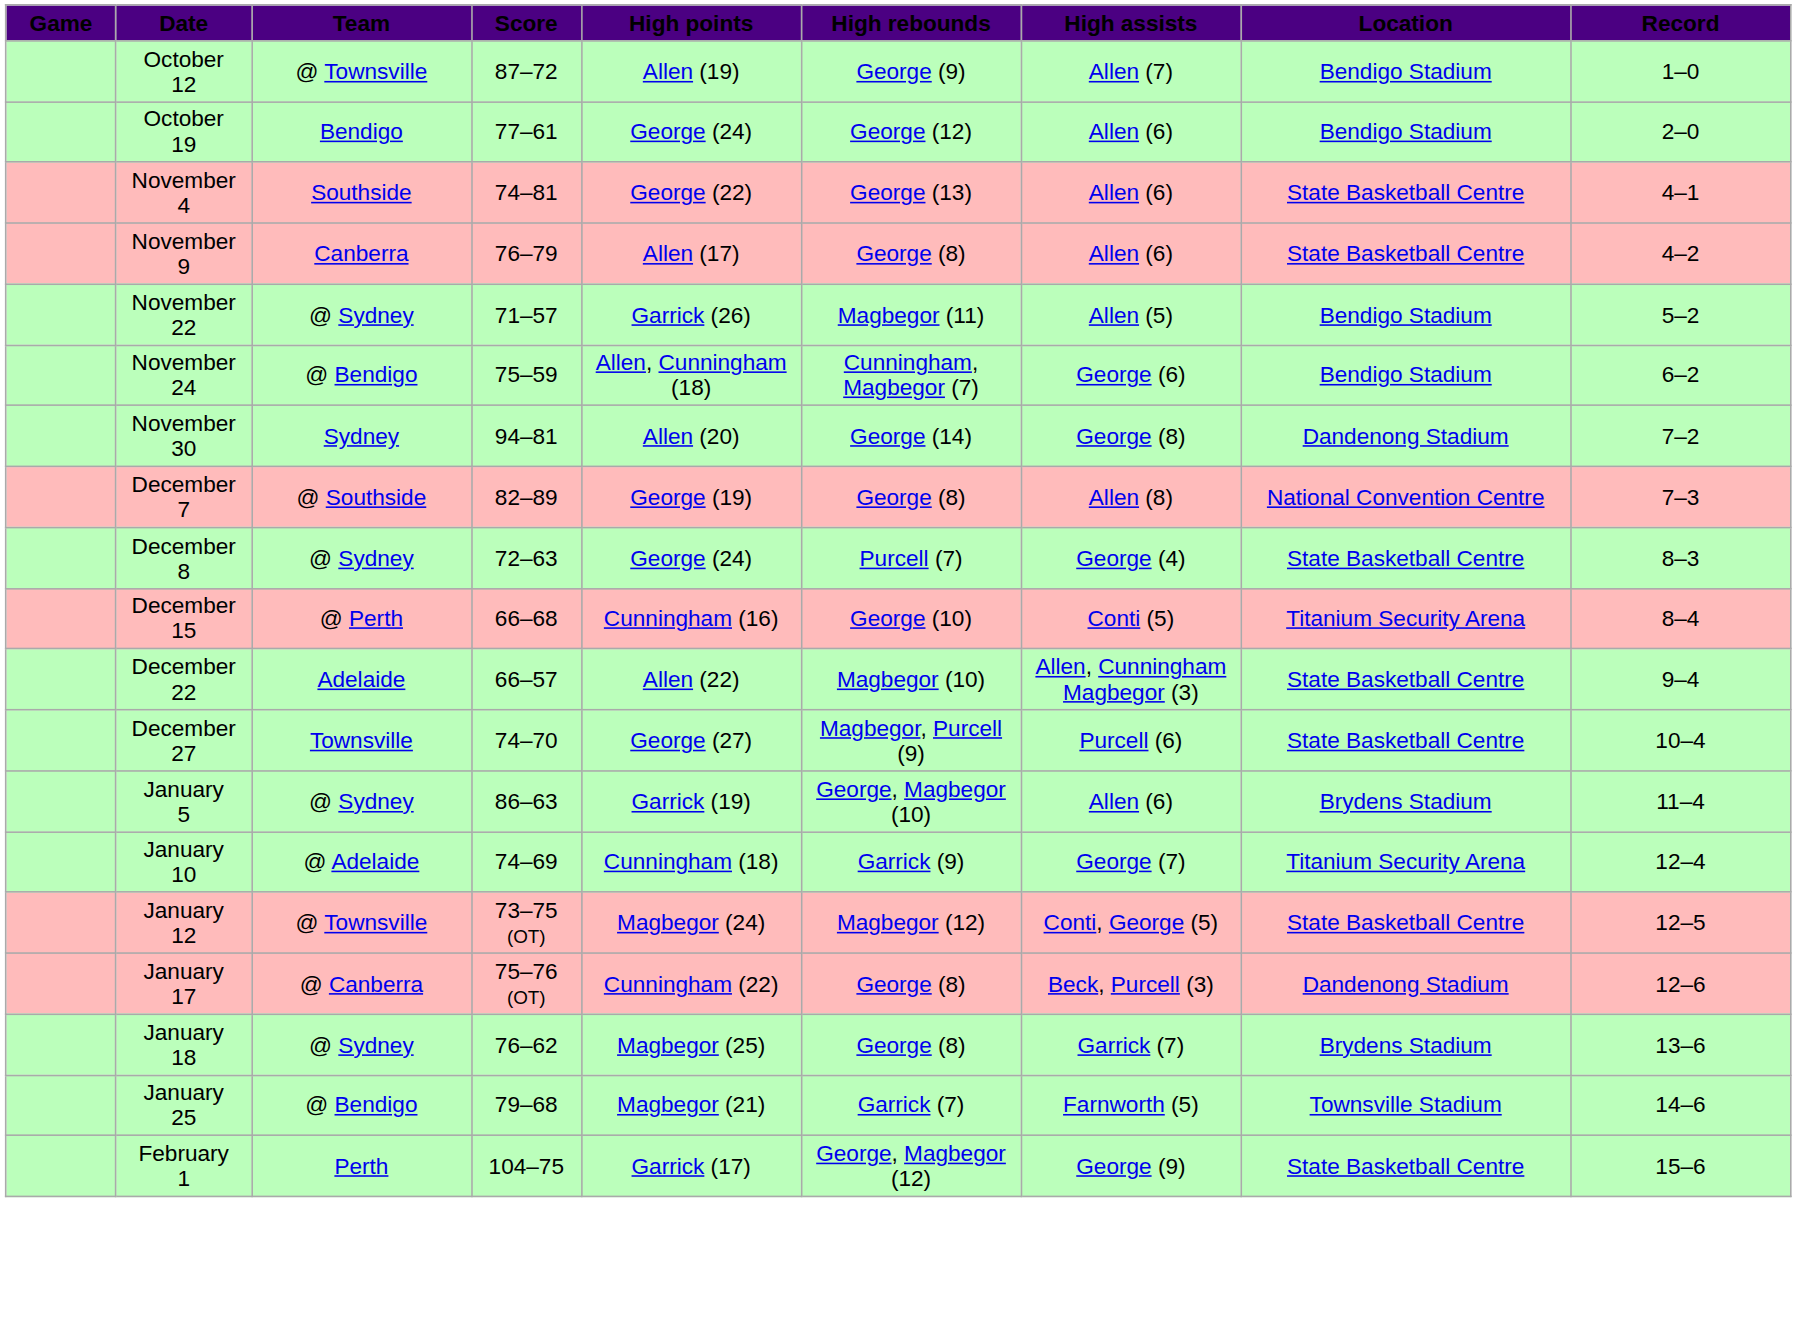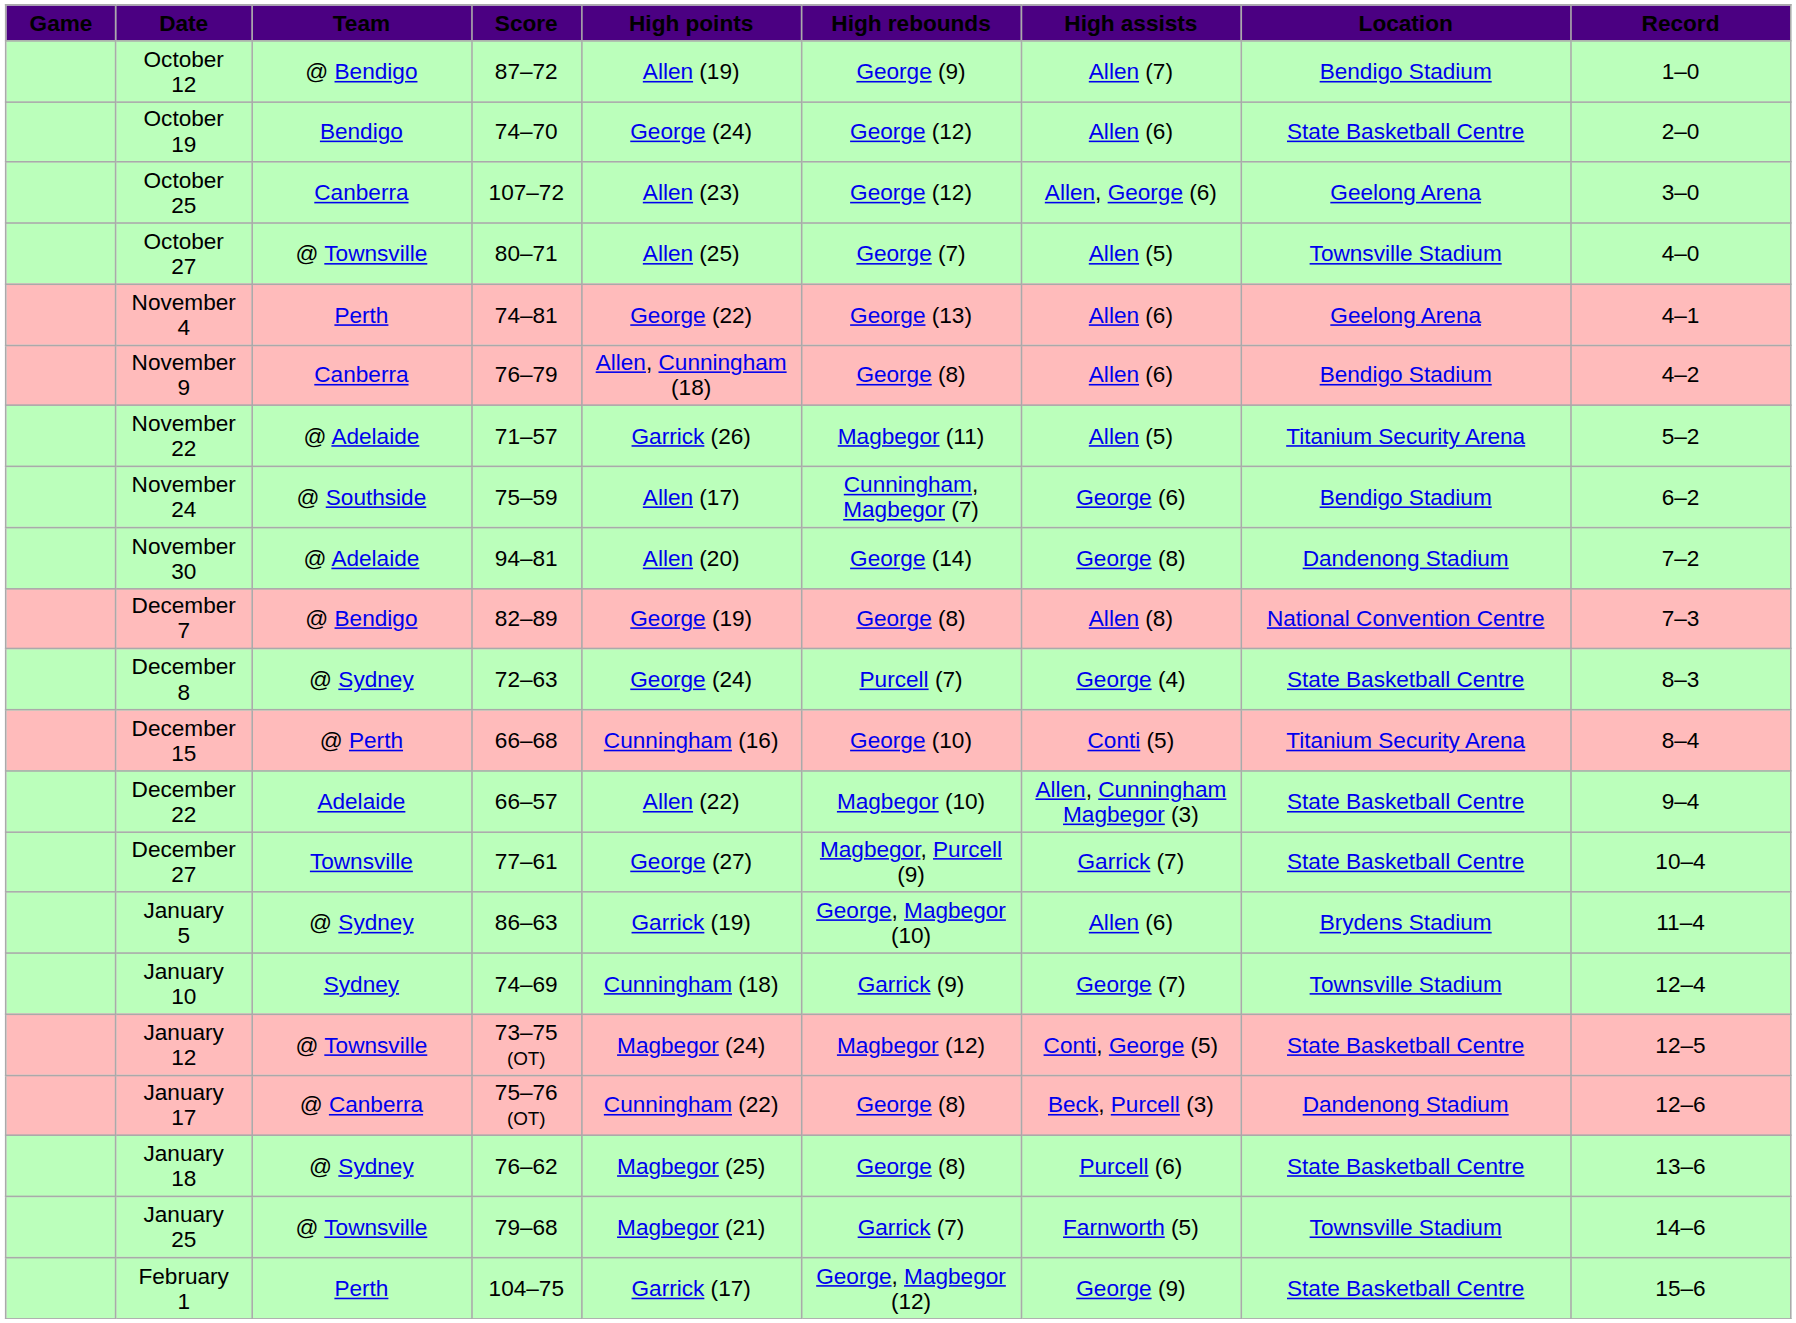(361, 71) @ Townsville -> (361, 71) @ Bendigo
(526, 132) 77–61 -> (526, 132) 74–70
(1406, 132) Bendigo Stadium -> (1406, 132) State Basketball Centre
+ row: (184, 193)
+ row: (184, 254)
(361, 193) Southside -> (361, 315) Perth
(1406, 193) State Basketball Centre -> (1406, 315) Geelong Arena
(691, 254) Allen (17) -> (691, 375) Allen, Cunningham (18)
(1406, 254) State Basketball Centre -> (1406, 375) Bendigo Stadium
(361, 315) @ Sydney -> (361, 436) @ Adelaide
(1406, 315) Bendigo Stadium -> (1406, 436) Titanium Security Arena
(361, 375) @ Bendigo -> (361, 497) @ Southside
(691, 375) Allen, Cunningham (18) -> (691, 497) Allen (17)
(361, 436) Sydney -> (361, 558) @ Adelaide
(361, 497) @ Southside -> (361, 619) @ Bendigo
(526, 741) 74–70 -> (526, 862) 77–61
(1131, 741) Purcell (6) -> (1131, 862) Garrick (7)
(361, 862) @ Adelaide -> (361, 984) Sydney
(1406, 862) Titanium Security Arena -> (1406, 984) Townsville Stadium
(1131, 1045) Garrick (7) -> (1131, 1166) Purcell (6)
(1406, 1045) Brydens Stadium -> (1406, 1166) State Basketball Centre
(361, 1106) @ Bendigo -> (361, 1227) @ Townsville
